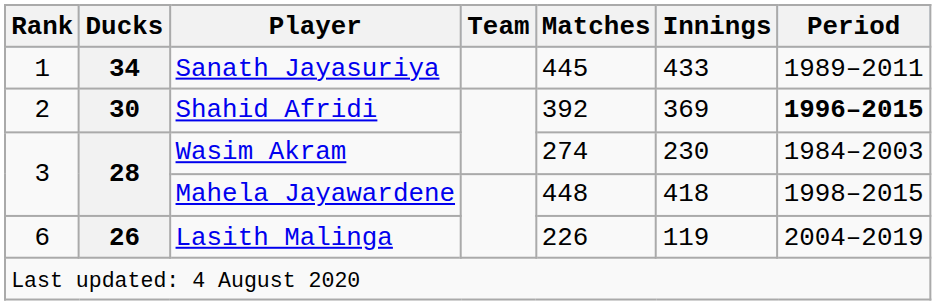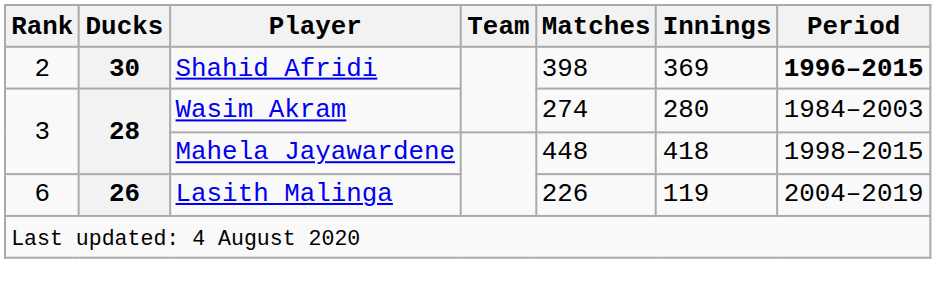- row: (308, 68)
(565, 110) 392 -> (565, 68) 398
(686, 153) 230 -> (686, 110) 280
